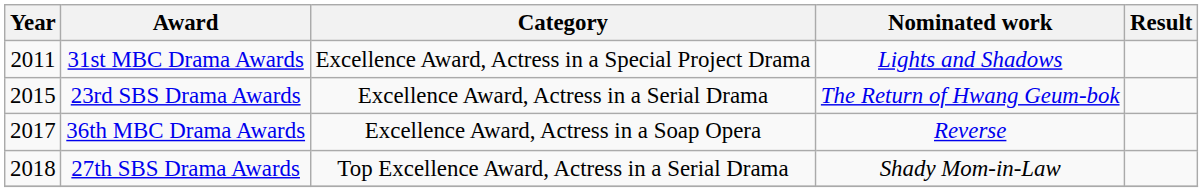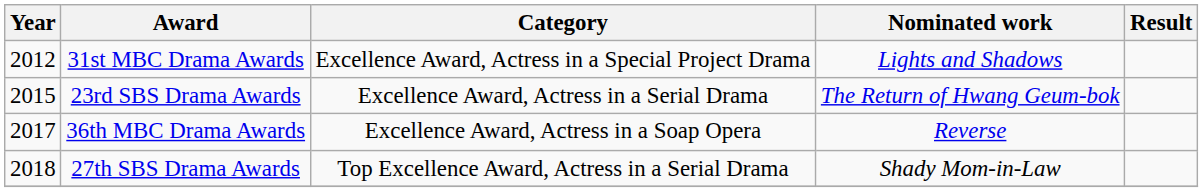(33, 58) 2011 -> (33, 58) 2012
